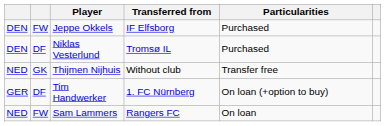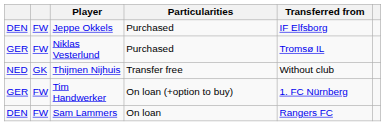columns swapped: (172, 12) <-> (296, 12)
(17, 49) DEN -> (17, 49) GER
(39, 49) DF -> (40, 49) FW
(39, 92) DF -> (40, 92) FW
(17, 113) NED -> (17, 113) DEN
